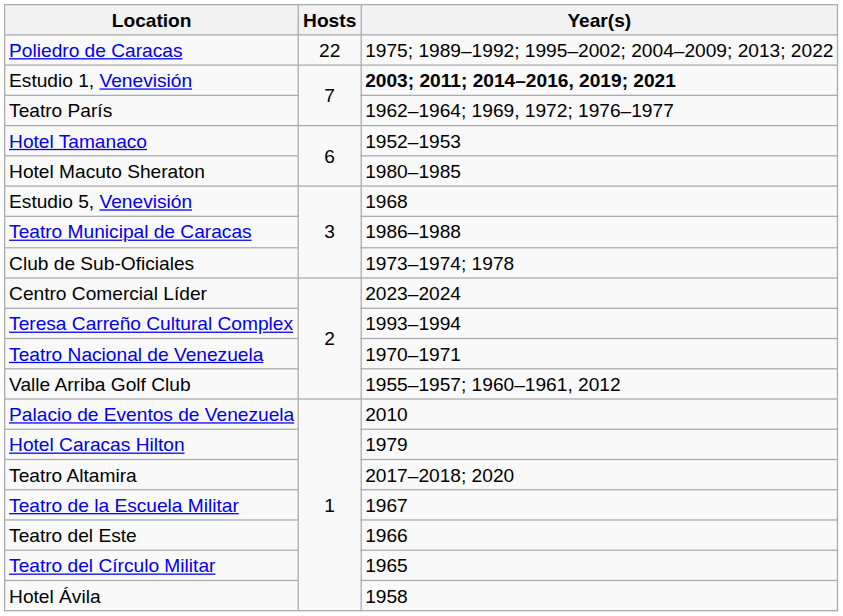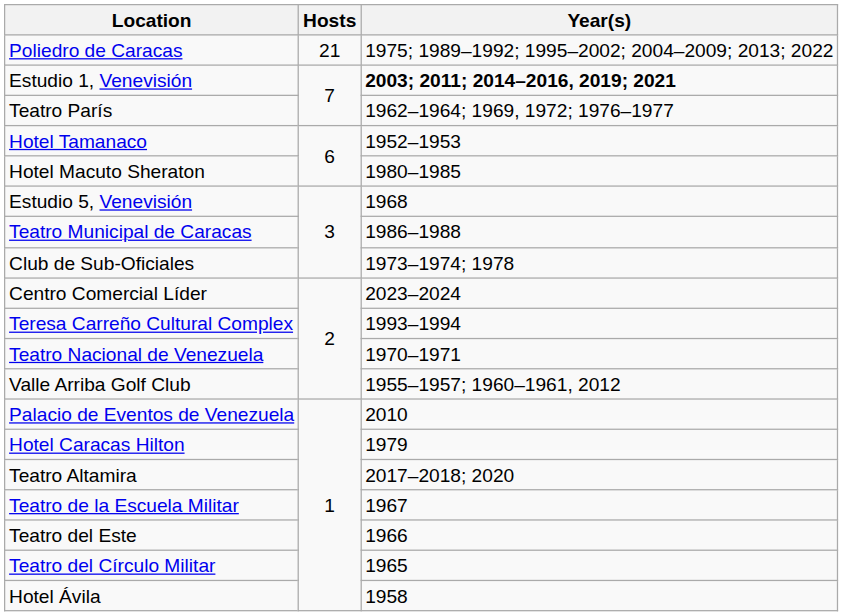(330, 50) 22 -> (330, 50) 21
